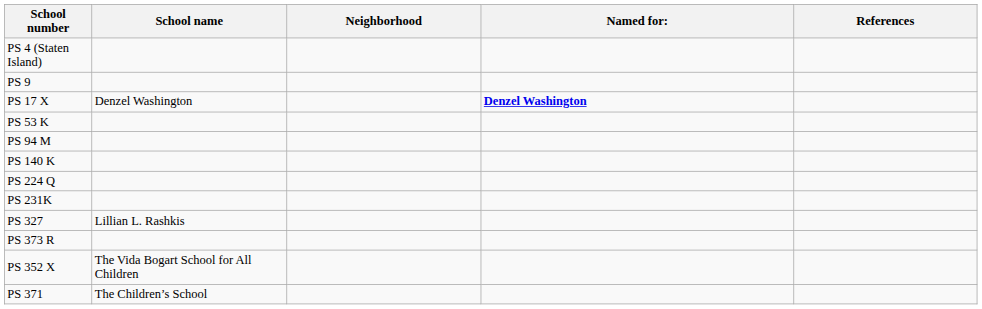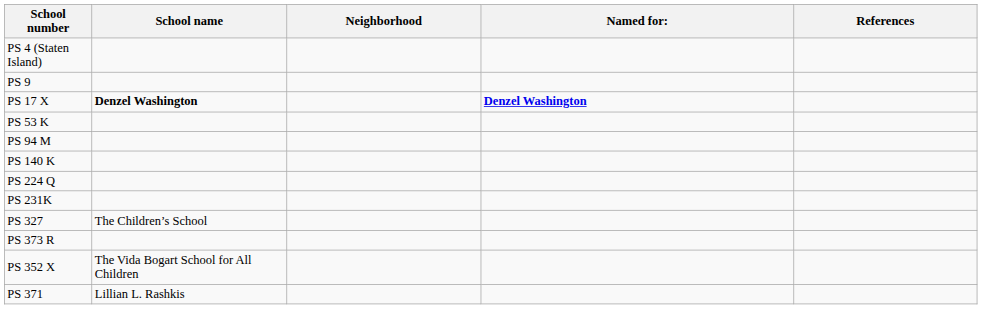(144, 101) normal -> (146, 101) bold
(140, 220) Lillian L. Rashkis -> (151, 220) The Children’s School
(151, 294) The Children’s School -> (140, 294) Lillian L. Rashkis
